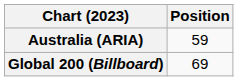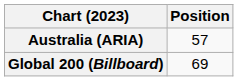(200, 40) 59 -> (200, 40) 57
